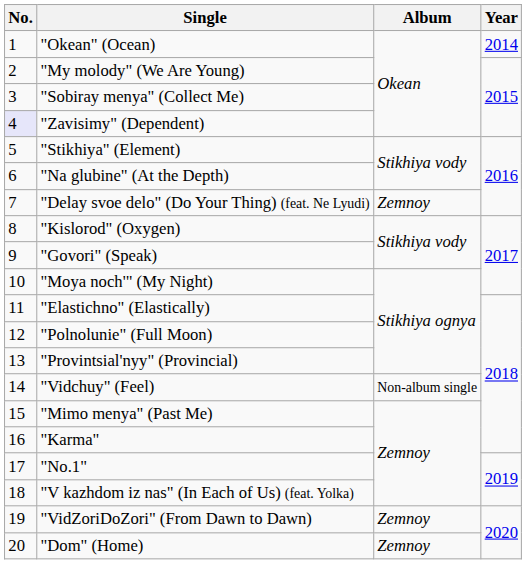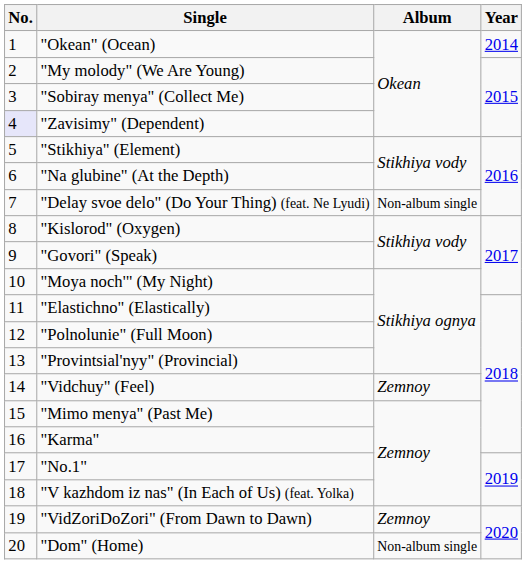(404, 202) Zemnoy -> (427, 203) Non-album single
(427, 388) Non-album single -> (404, 387) Zemnoy
(404, 545) Zemnoy -> (427, 546) Non-album single
